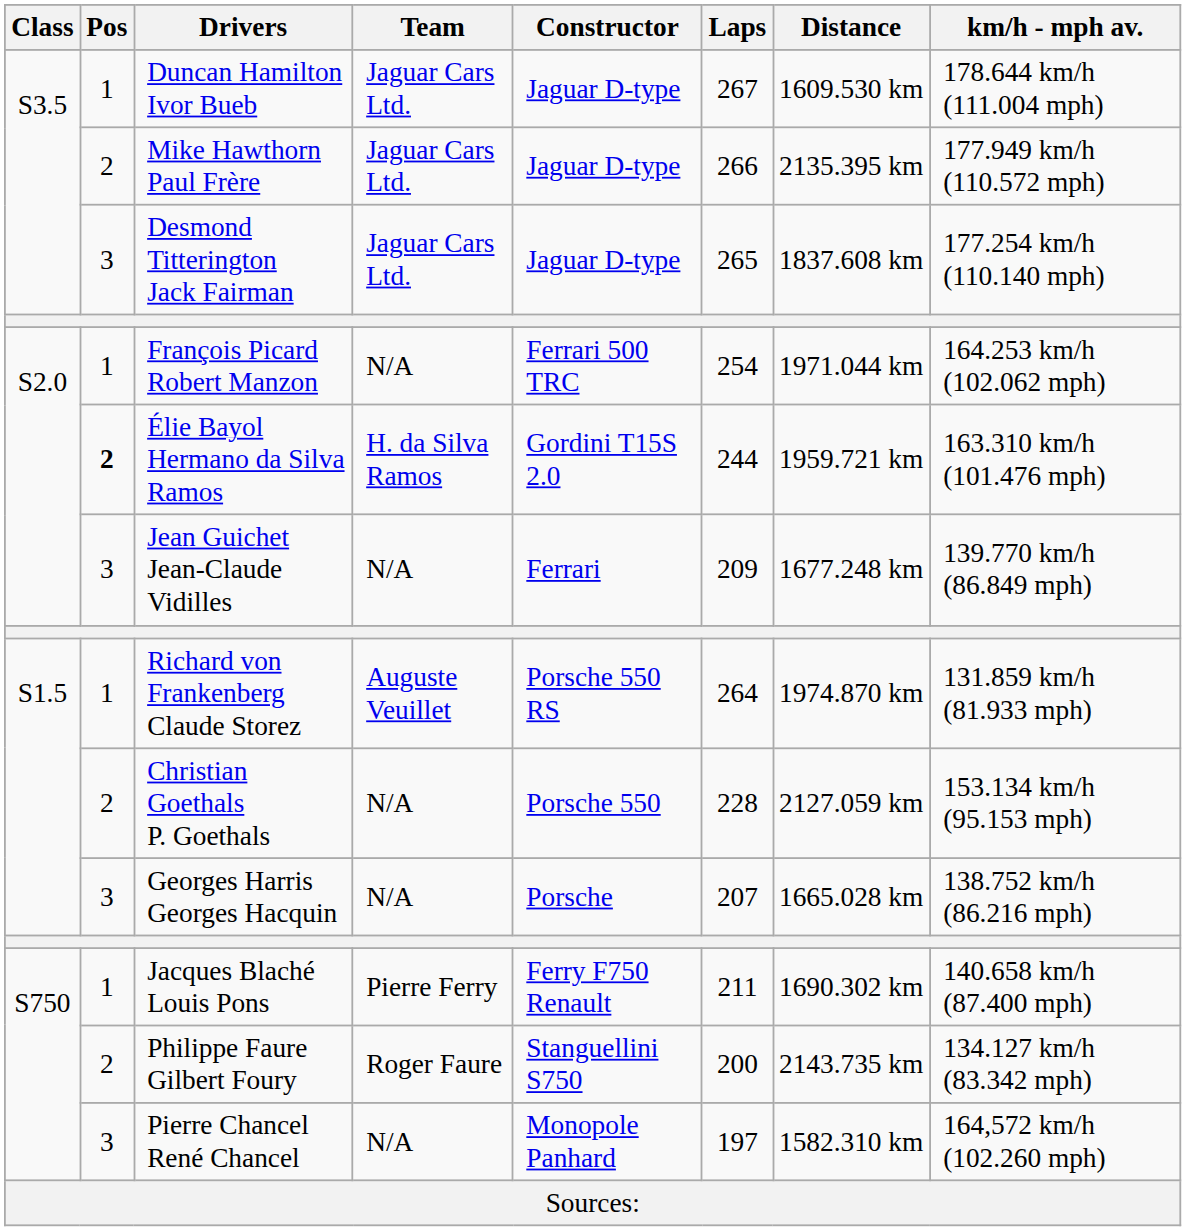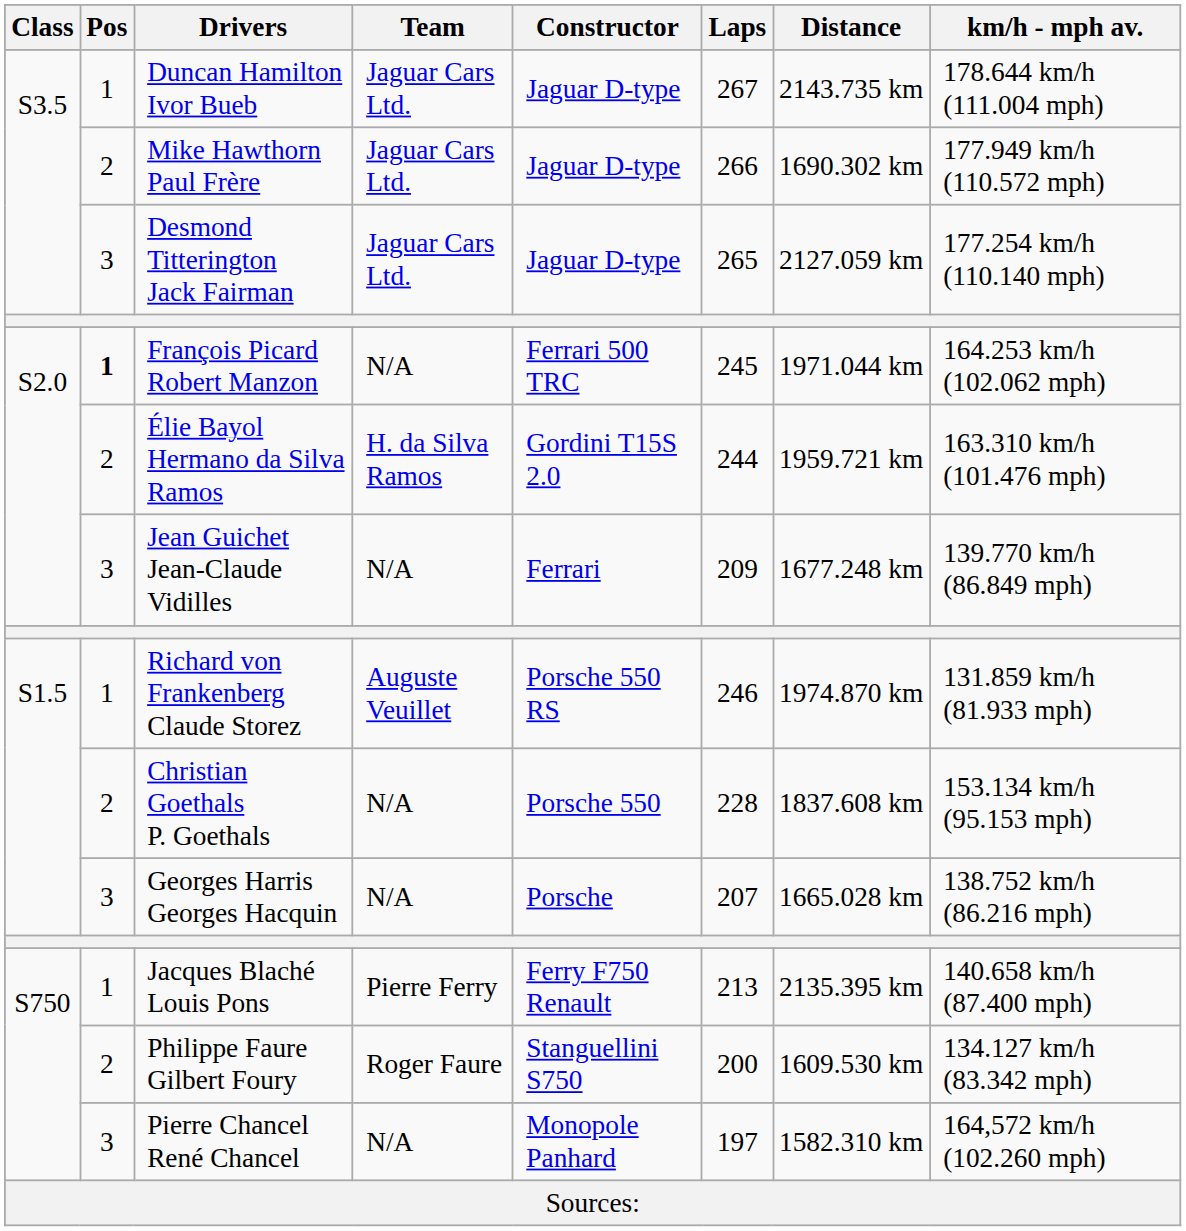(851, 88) 1609.530 km -> (851, 88) 2143.735 km
(851, 166) 2135.395 km -> (851, 166) 1690.302 km
(851, 259) 1837.608 km -> (851, 259) 2127.059 km
(107, 366) normal -> (107, 366) bold
(737, 366) 254 -> (737, 366) 245
(107, 459) bold -> (107, 459) normal
(737, 692) 264 -> (737, 692) 246
(851, 802) 2127.059 km -> (851, 802) 1837.608 km
(737, 986) 211 -> (737, 986) 213
(851, 986) 1690.302 km -> (851, 986) 2135.395 km
(851, 1063) 2143.735 km -> (851, 1063) 1609.530 km
